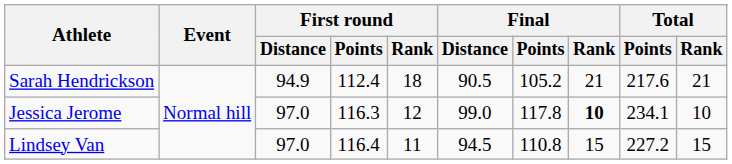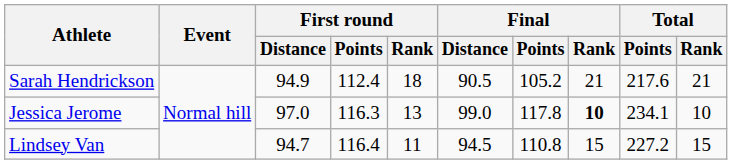(412, 112) 12 -> (412, 112) 13
(293, 144) 97.0 -> (293, 144) 94.7
